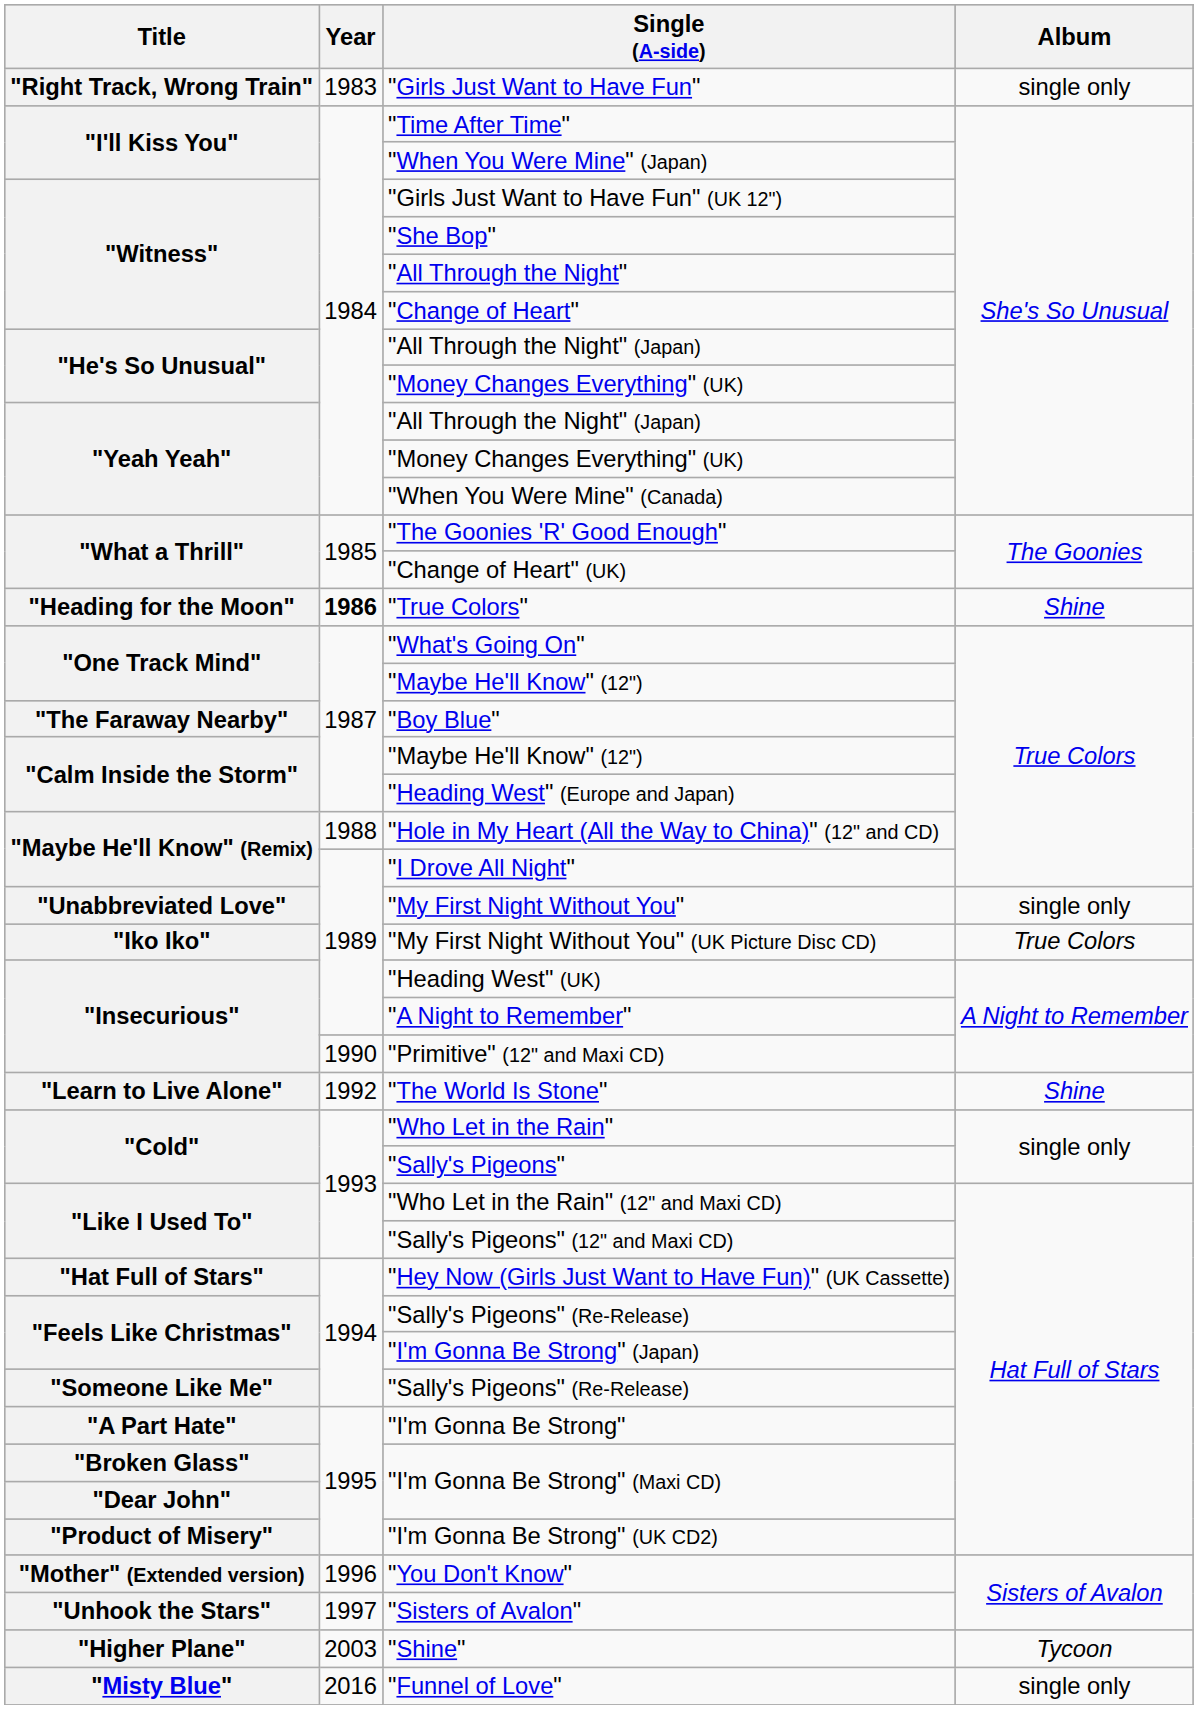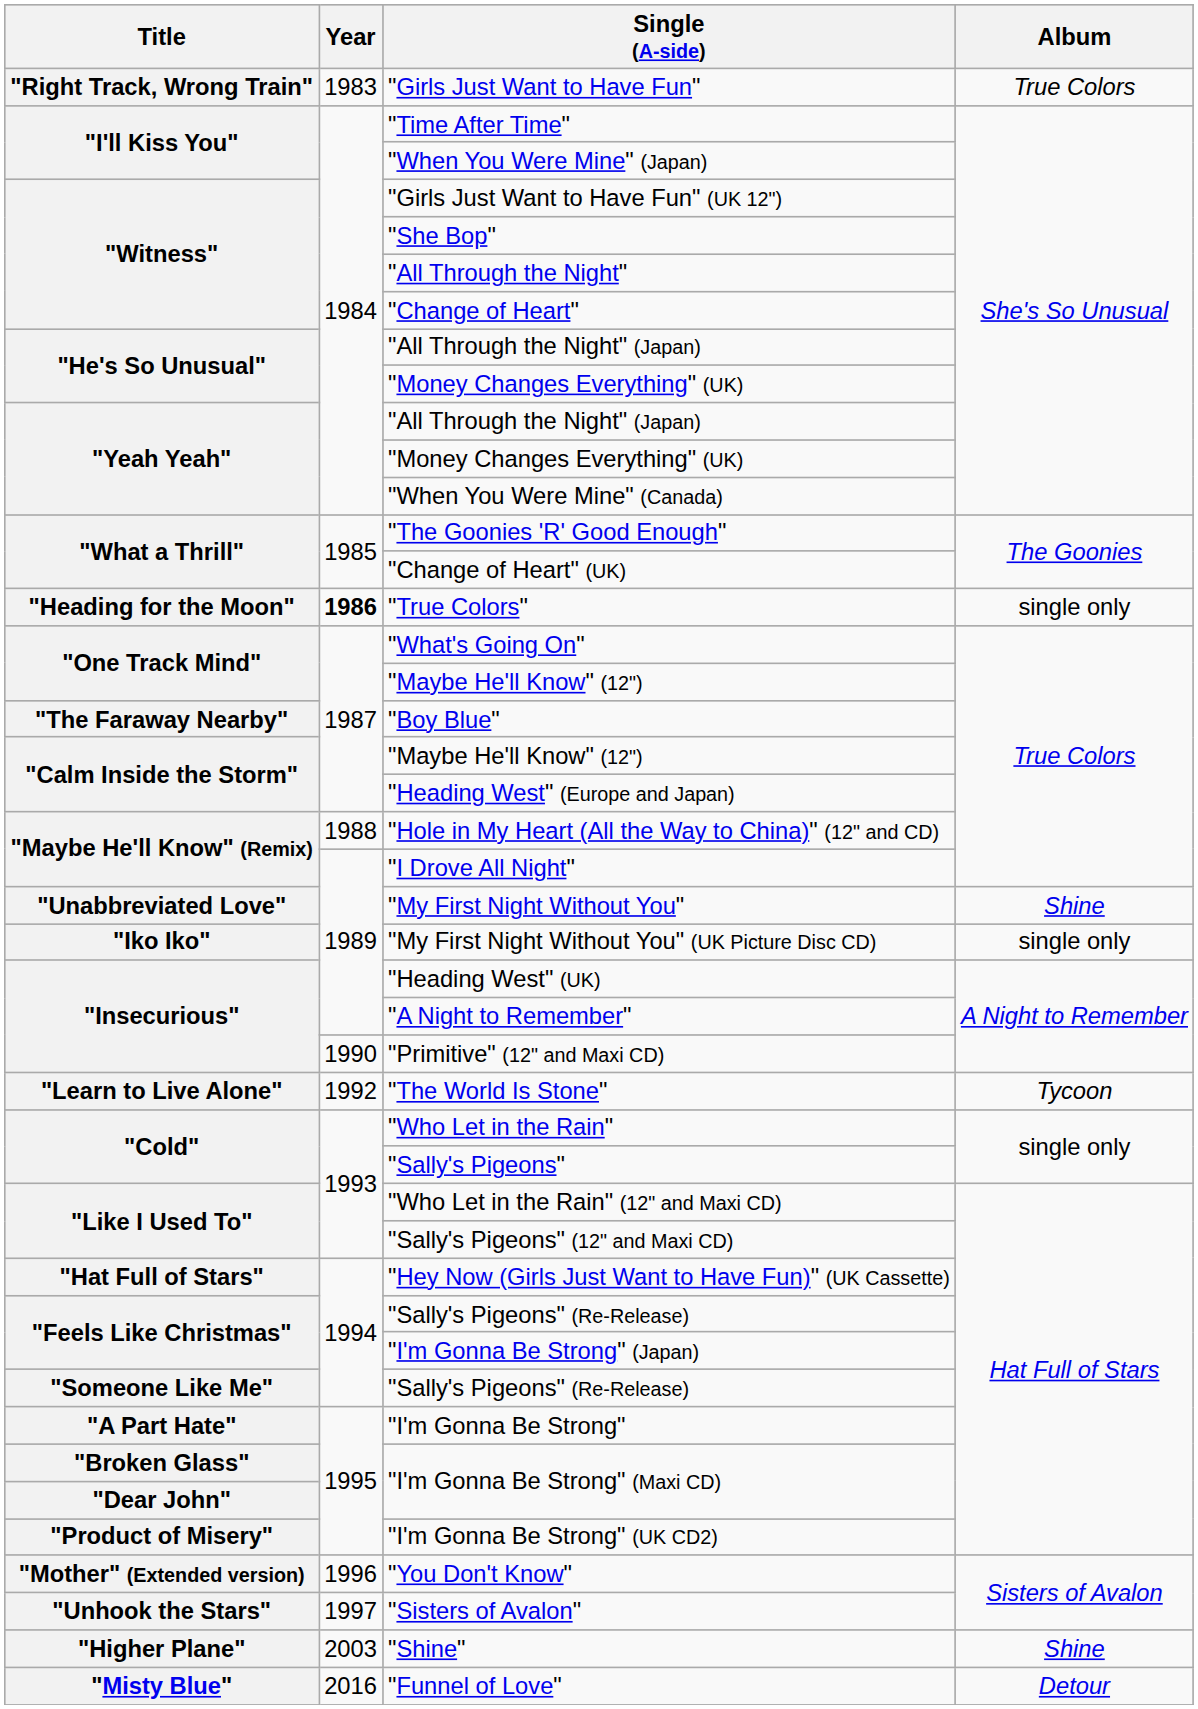(1074, 86) single only -> (1074, 86) True Colors
(1074, 607) Shine -> (1074, 607) single only
(1074, 904) single only -> (1074, 904) Shine
(1074, 941) True Colors -> (1074, 941) single only
(1074, 1090) Shine -> (1074, 1090) Tycoon
(1074, 1648) Tycoon -> (1074, 1648) Shine
(1074, 1685) single only -> (1074, 1685) Detour
